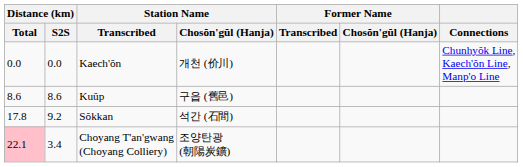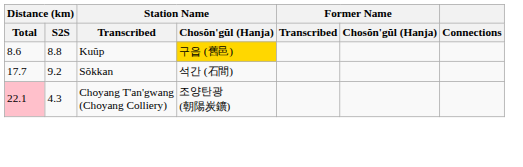- row: (100, 64)
(55, 97) 8.6 -> (55, 51) 8.8
(206, 97) no background -> (206, 51) gold background
(17, 117) 17.8 -> (17, 72) 17.7
(55, 144) 3.4 -> (55, 99) 4.3
